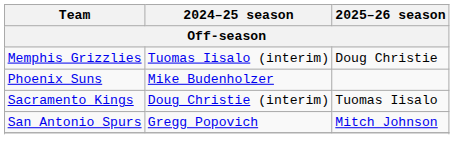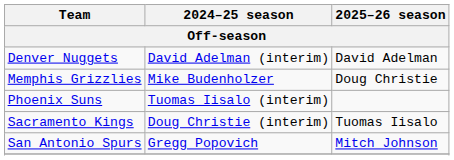+ row: (63, 58)
(238, 58) Tuomas Iisalo (interim) -> (211, 79) Mike Budenholzer
(211, 79) Mike Budenholzer -> (238, 101) Tuomas Iisalo (interim)
